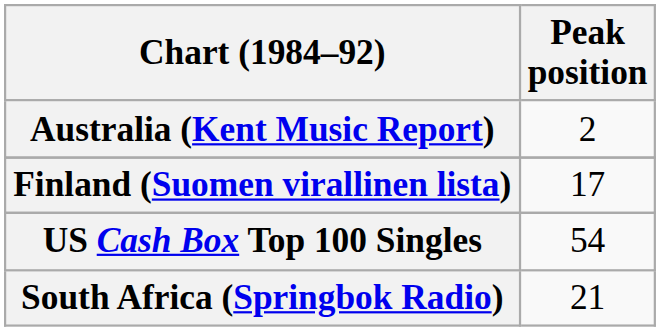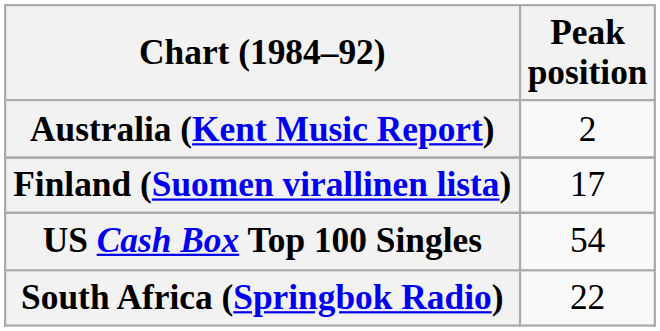(588, 296) 21 -> (588, 296) 22
